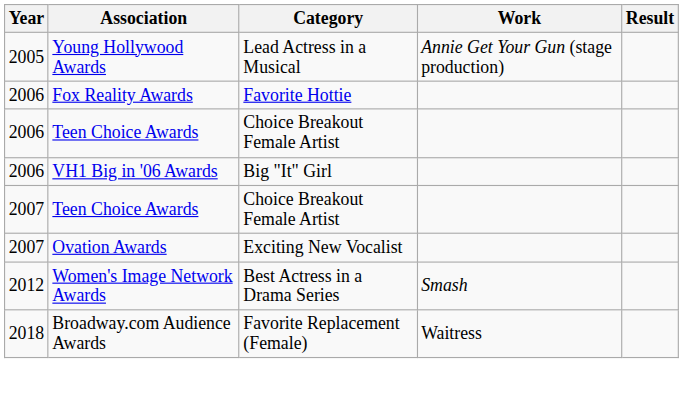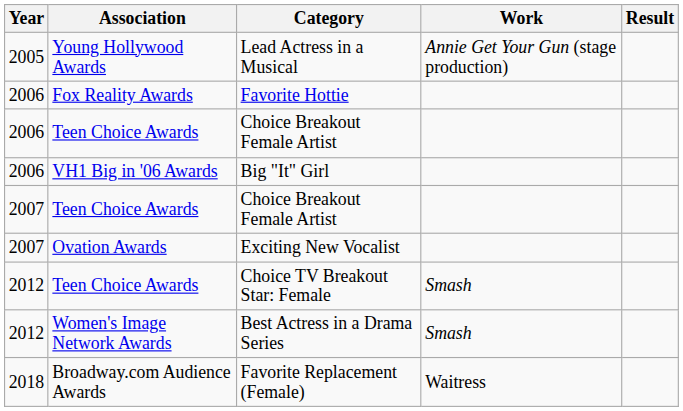+ row: (26, 285)
